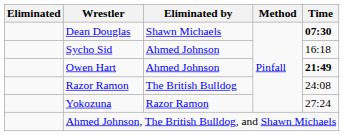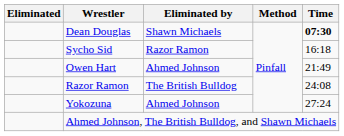(183, 49) Ahmed Johnson -> (177, 49) Razor Ramon
(318, 67) bold -> (318, 67) normal
(177, 103) Razor Ramon -> (183, 103) Ahmed Johnson
